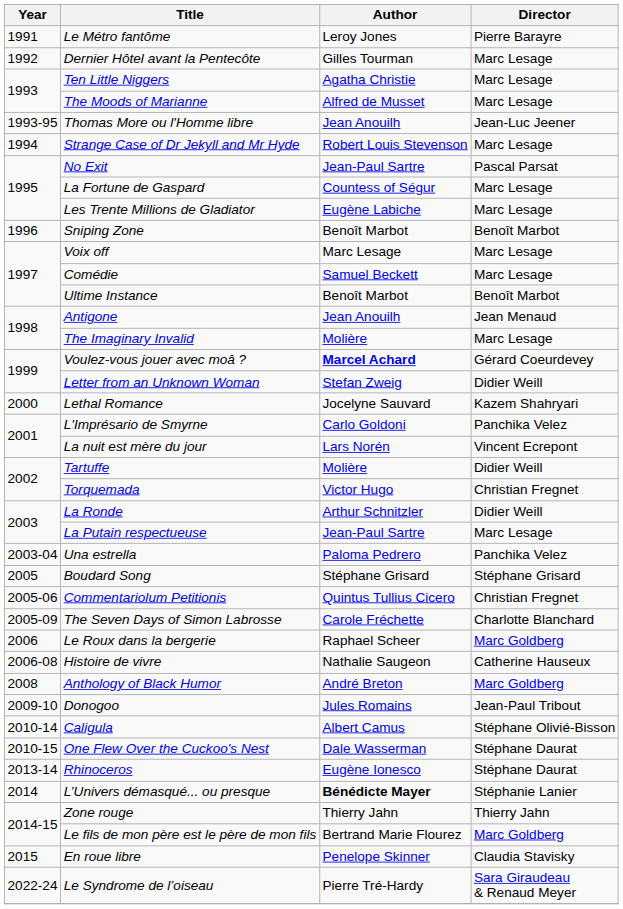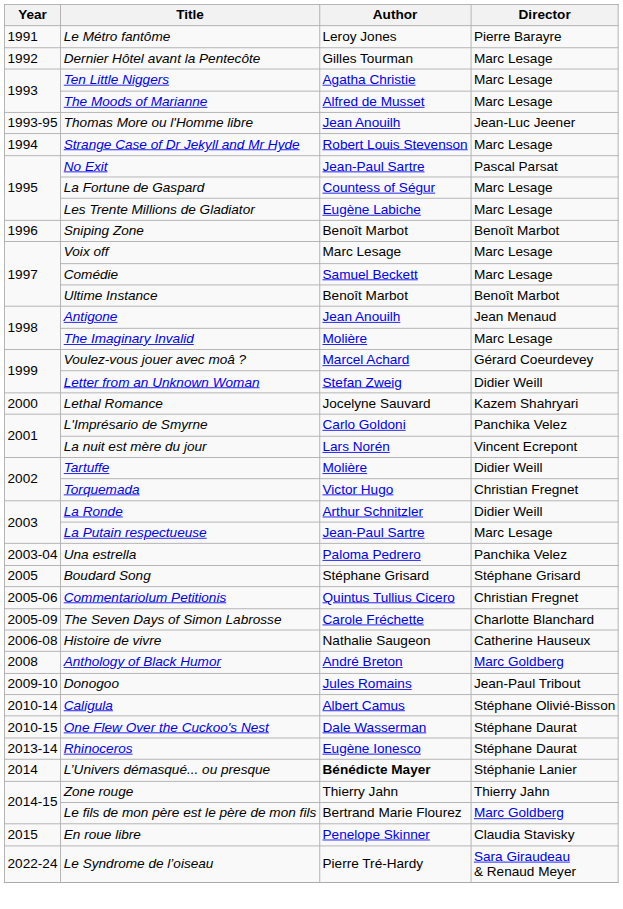(369, 360) bold -> (366, 360) normal
- row: (140, 640)
